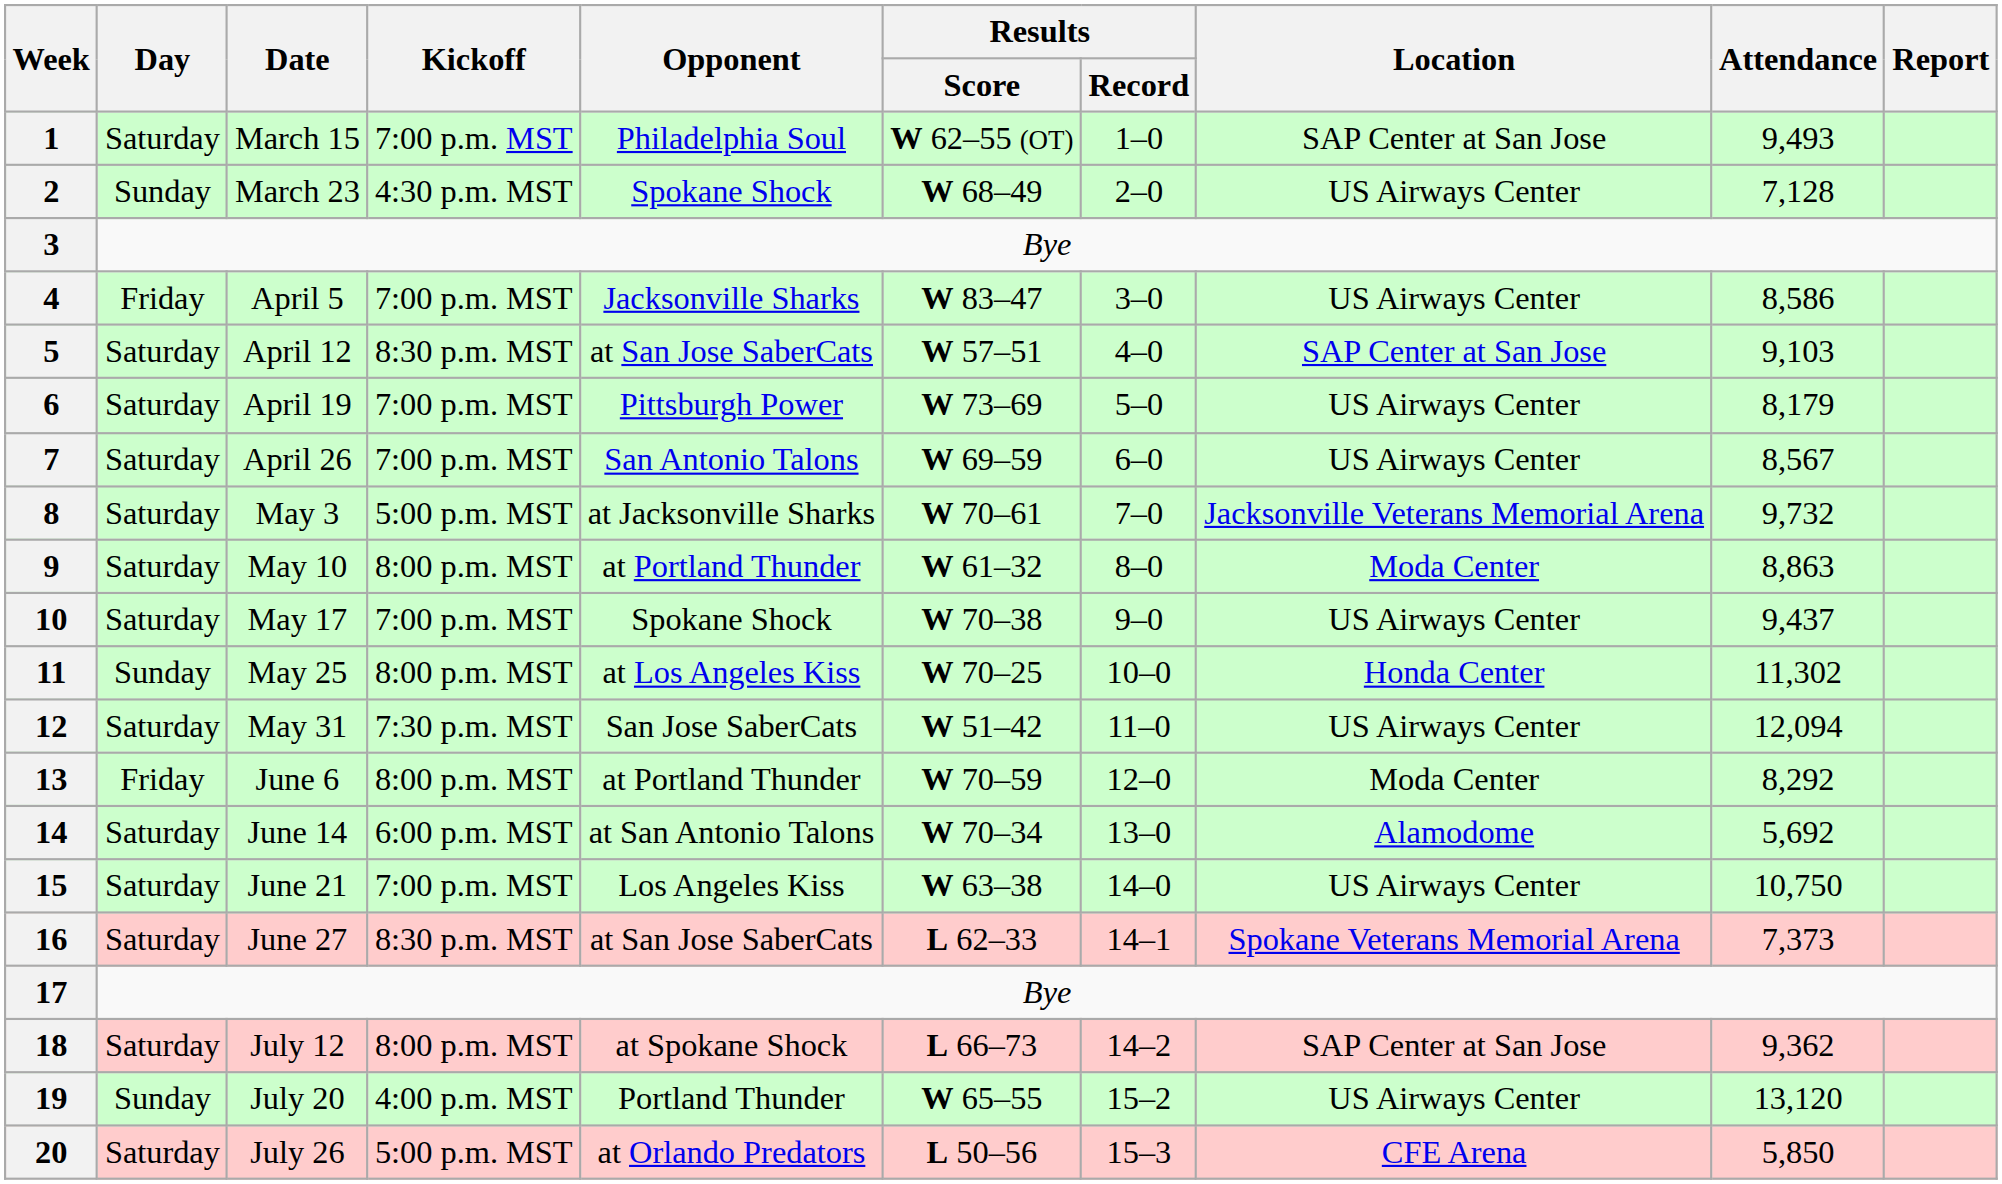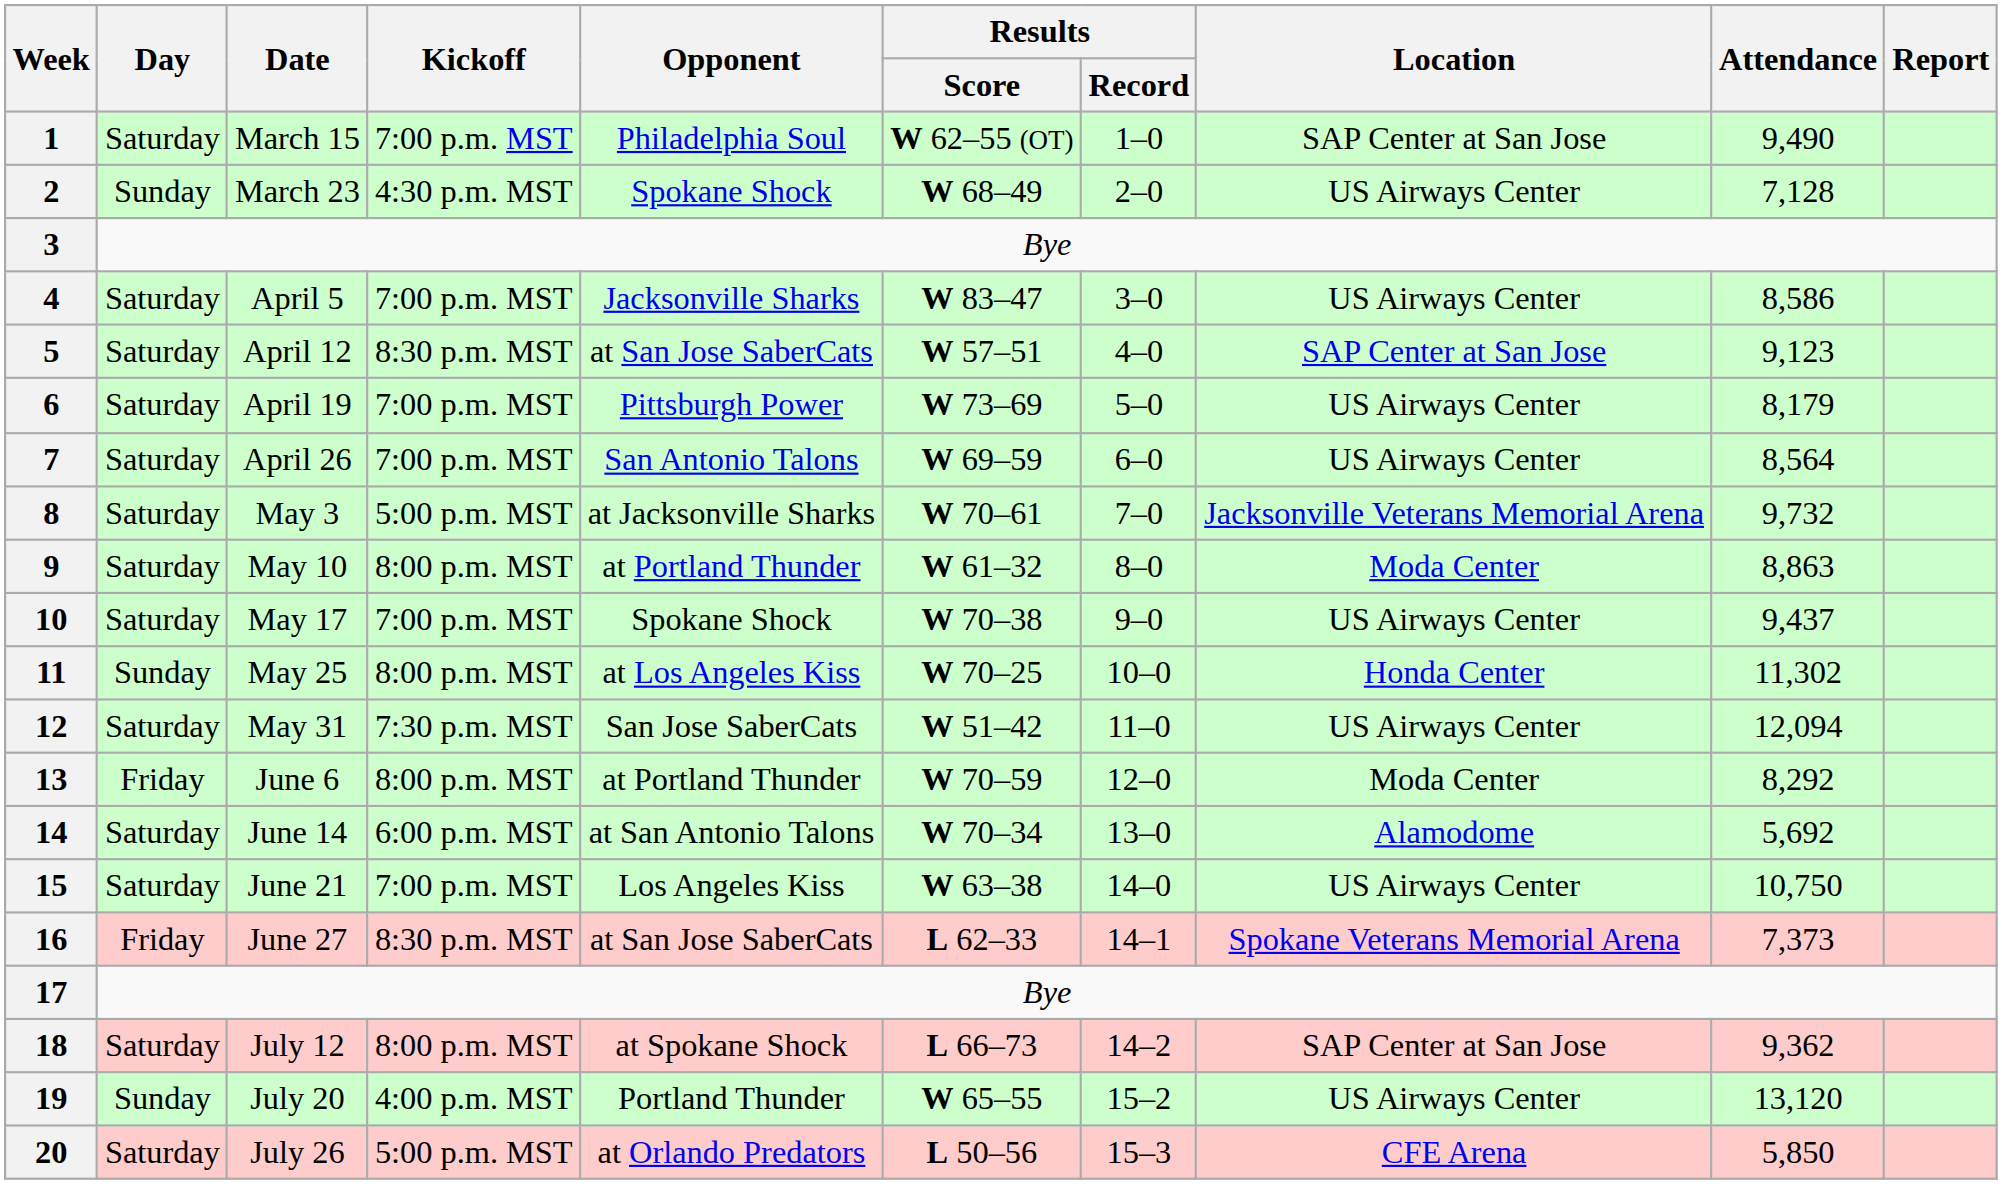(1798, 138) 9,493 -> (1798, 138) 9,490
(162, 298) Friday -> (162, 298) Saturday
(1798, 351) 9,103 -> (1798, 351) 9,123
(1798, 458) 8,567 -> (1798, 458) 8,564
(162, 938) Saturday -> (162, 938) Friday
